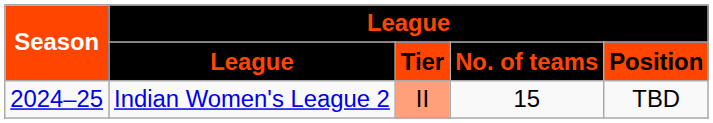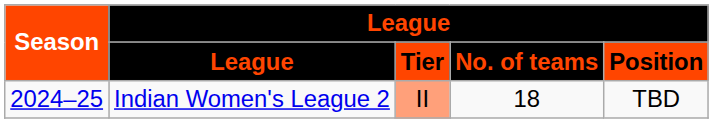(527, 99) 15 -> (527, 99) 18
